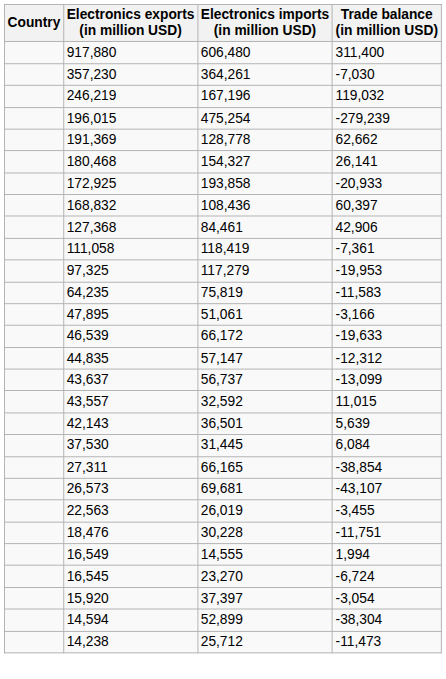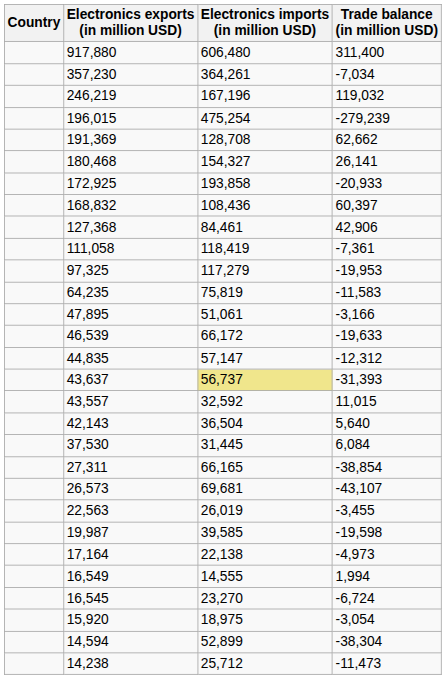(355, 74) -7,030 -> (355, 74) -7,034
(226, 140) 128,778 -> (226, 140) 128,708
(222, 380) no background -> (222, 380) khaki background
(359, 380) -13,099 -> (359, 380) -31,393
(222, 423) 36,501 -> (222, 423) 36,504
(353, 423) 5,639 -> (353, 423) 5,640
+ row: (88, 532)
- row: (88, 532)
+ row: (88, 554)
(222, 598) 37,397 -> (222, 620) 18,975
